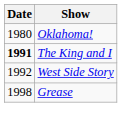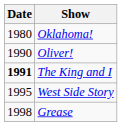+ row: (55, 53)
(20, 72) 1992 -> (20, 92) 1995
